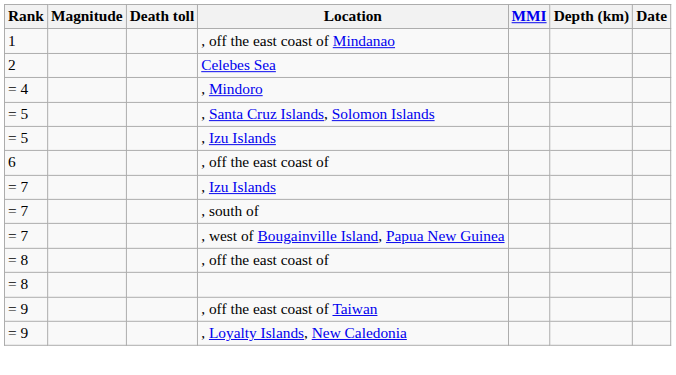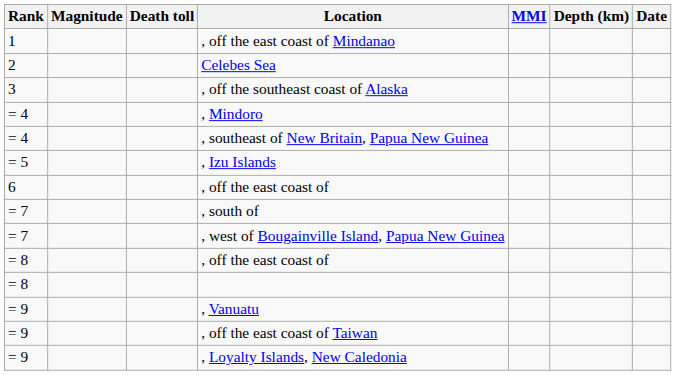+ row: (12, 89)
+ row: (18, 138)
- row: (18, 114)
- row: (18, 187)
+ row: (18, 308)
